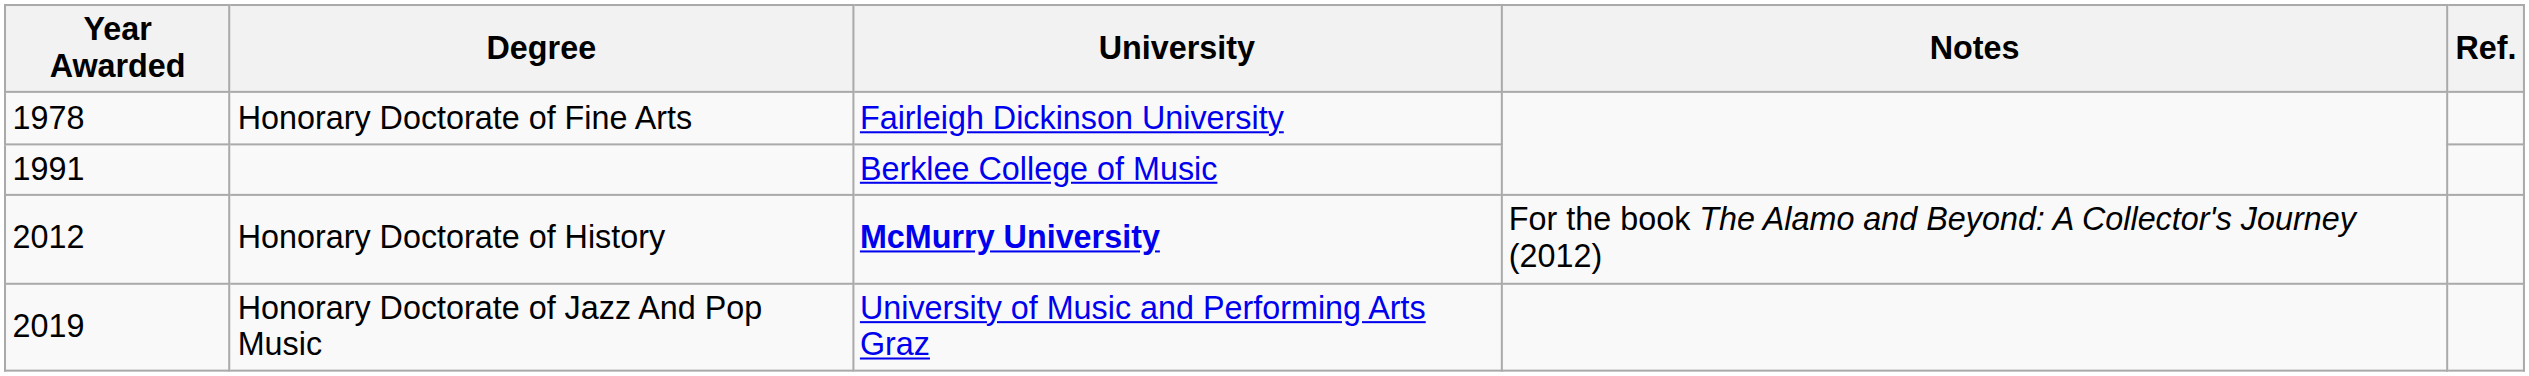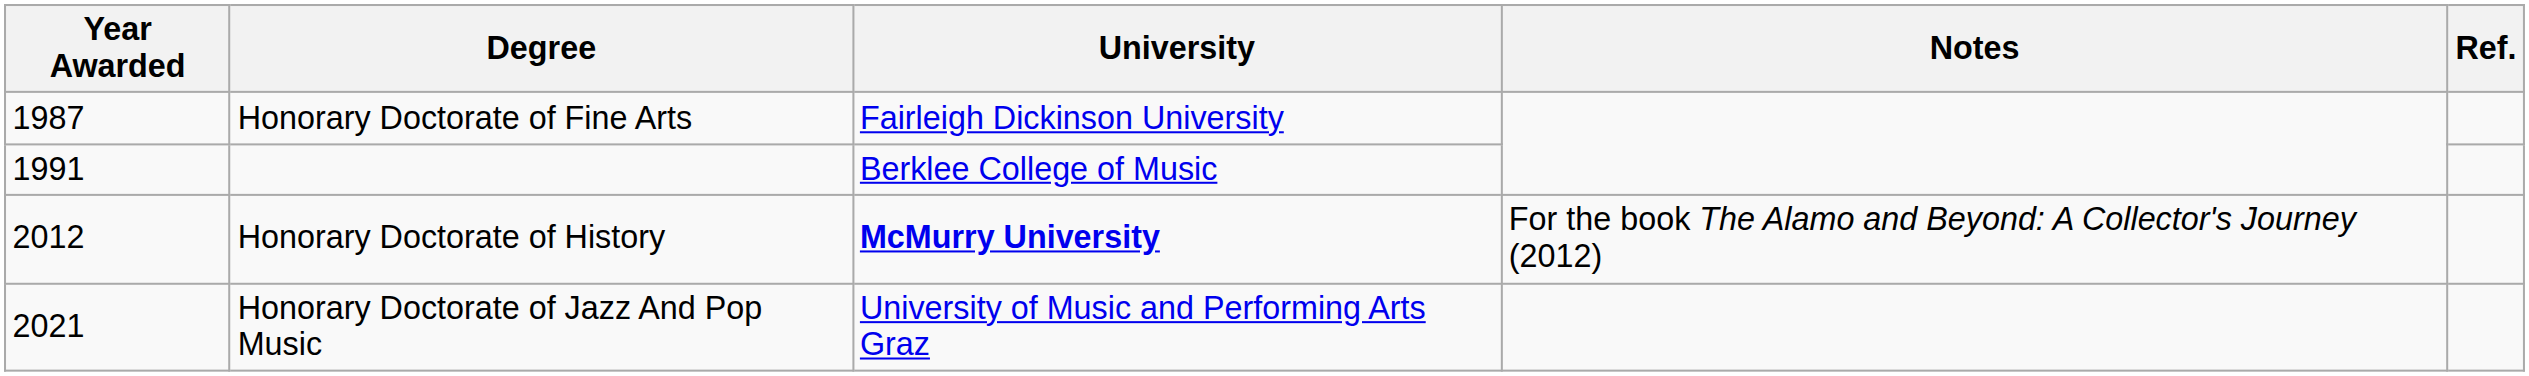(48, 117) 1978 -> (48, 117) 1987
(48, 326) 2019 -> (48, 326) 2021
